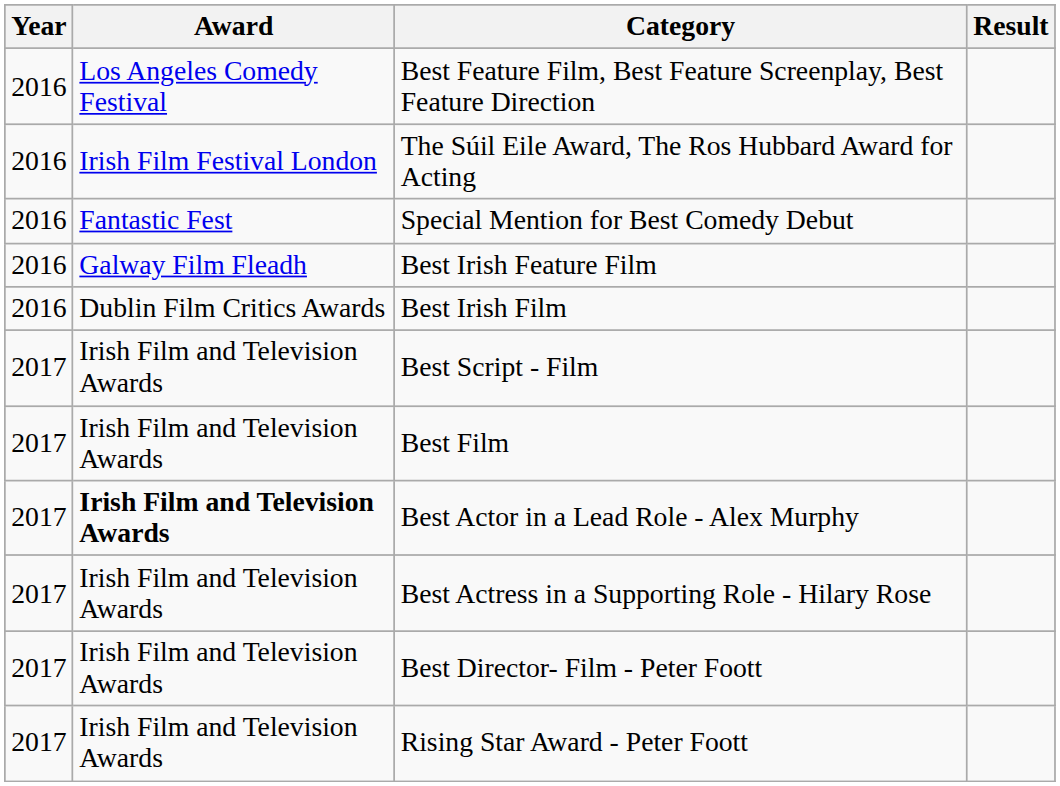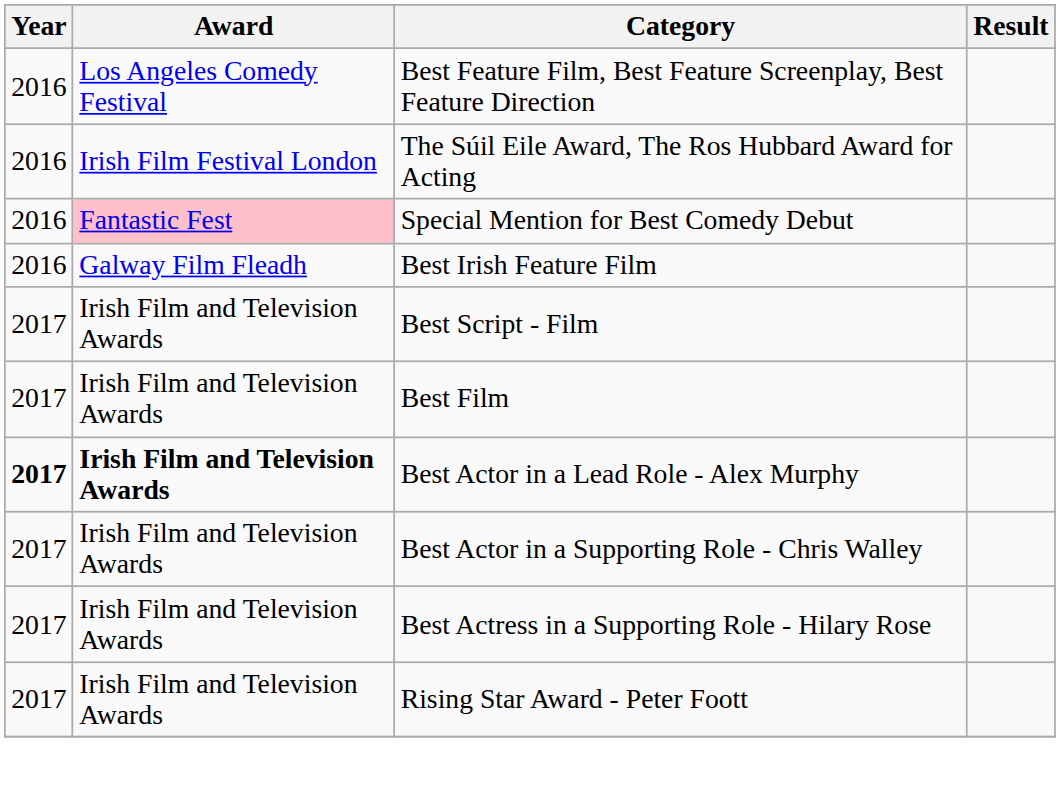(156, 220) no background -> (156, 220) pink background
- row: (484, 308)
(39, 517) normal -> (39, 473) bold
+ row: (662, 548)
- row: (581, 667)
